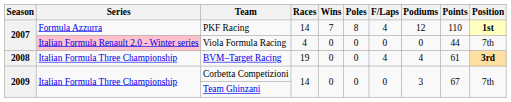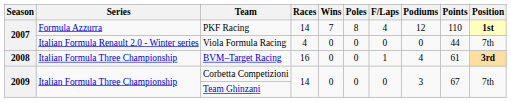(119, 43) pink background -> (119, 43) no background
(305, 58) 19 -> (305, 58) 16
(385, 58) 4 -> (385, 58) 1
